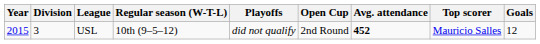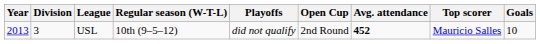(18, 30) 2015 -> (18, 30) 2013
(512, 30) 12 -> (512, 30) 10
